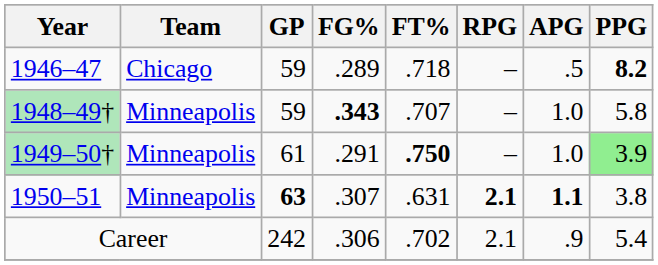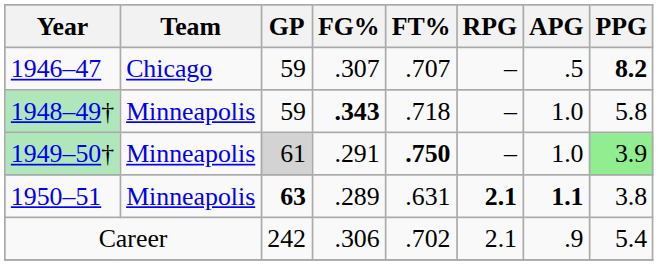(357, 68) .289 -> (357, 68) .307
(428, 68) .718 -> (428, 68) .707
(428, 111) .707 -> (428, 111) .718
(293, 153) no background -> (293, 153) lightgrey background
(357, 196) .307 -> (357, 196) .289
